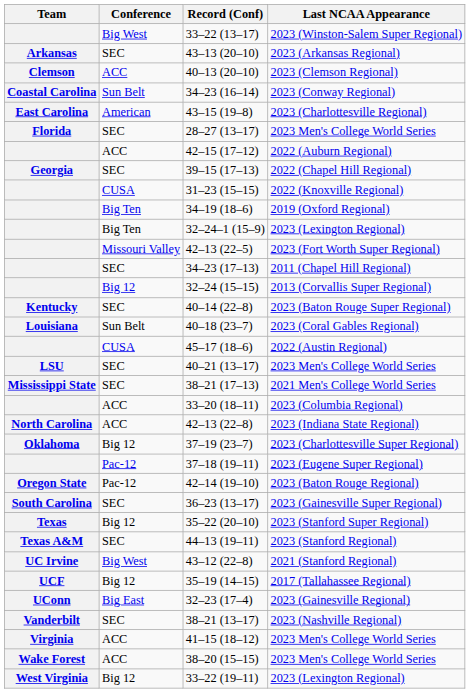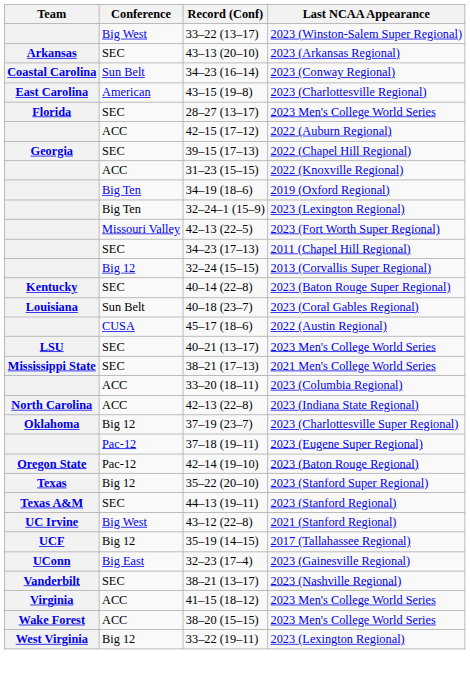- row: (222, 72)
(118, 190) CUSA -> (115, 170) ACC
- row: (222, 502)
